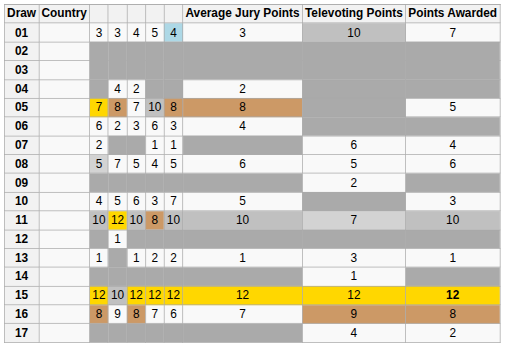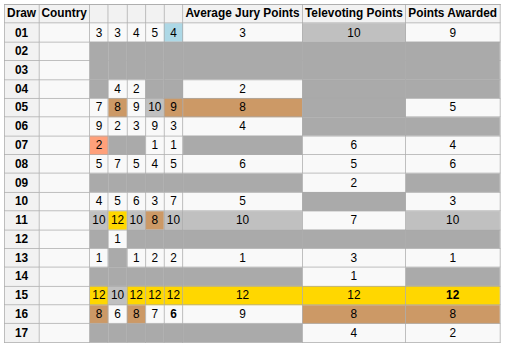(453, 32) 7 -> (453, 32) 9
(99, 107) gold background -> (99, 107) no background
(136, 107) 7 -> (136, 107) 9
(173, 107) 8 -> (173, 107) 9
(99, 126) 6 -> (99, 126) 9
(155, 126) 6 -> (155, 126) 9
(99, 145) no background -> (99, 145) lightsalmon background
(99, 164) lightgrey background -> (99, 164) no background
(354, 220) lightgrey background -> (354, 220) no background
(118, 314) 9 -> (118, 314) 6
(173, 314) normal -> (173, 314) bold
(243, 314) 7 -> (243, 314) 9
(354, 314) 9 -> (354, 314) 8
